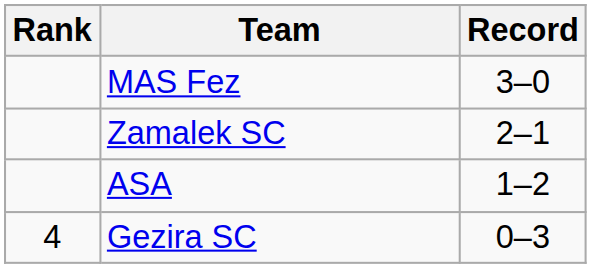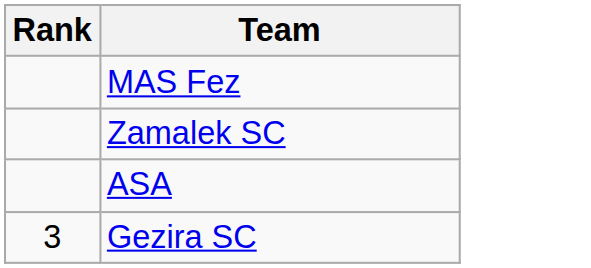- column: (523, 30)
(52, 236) 4 -> (52, 236) 3
